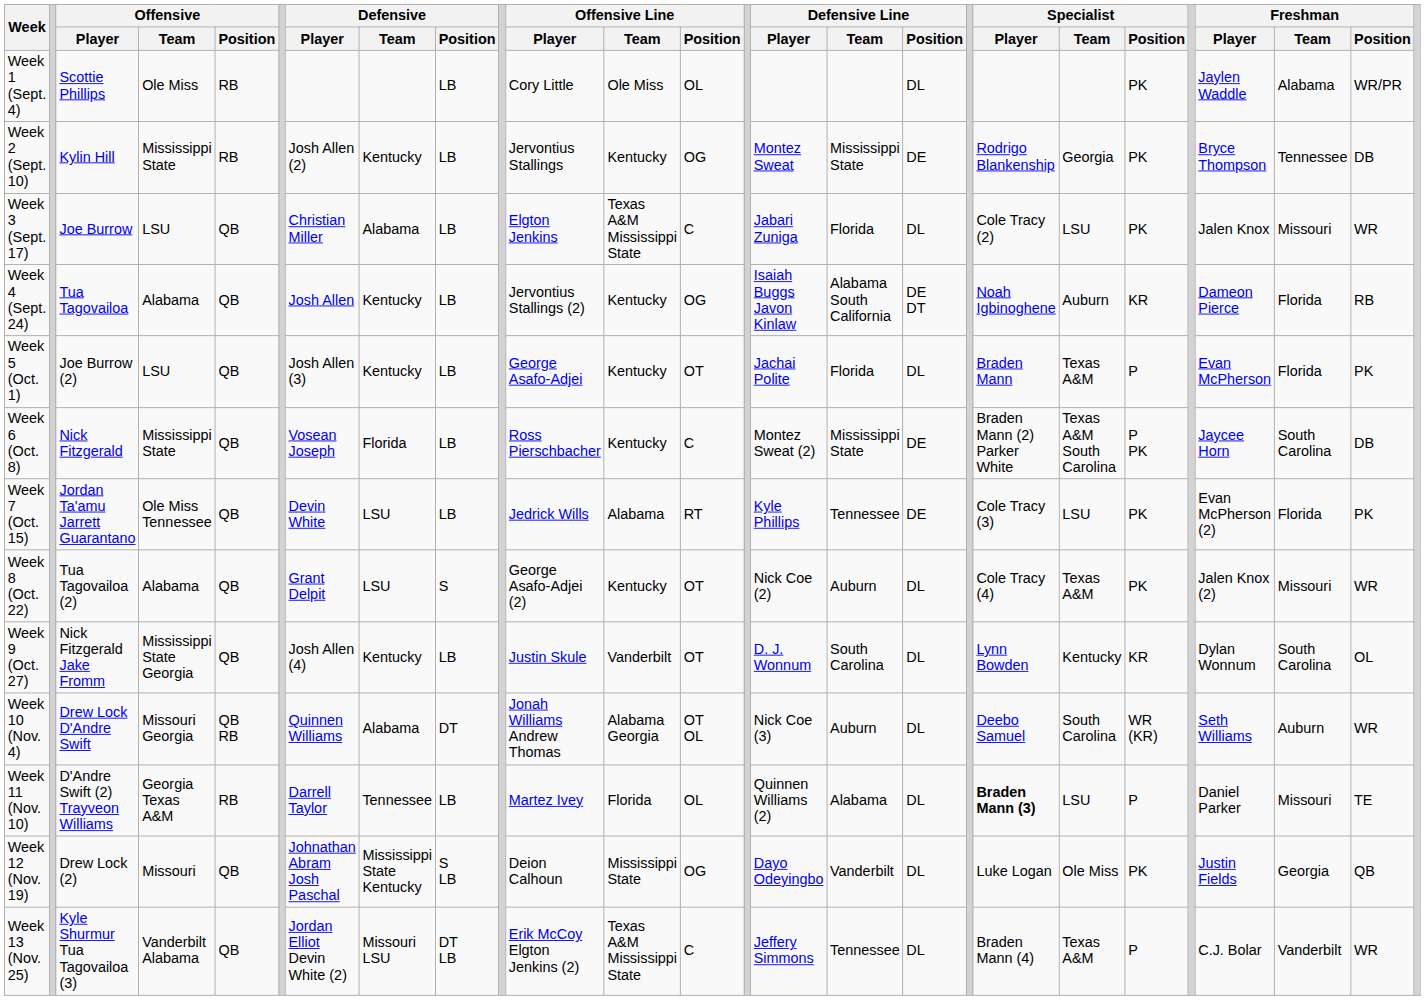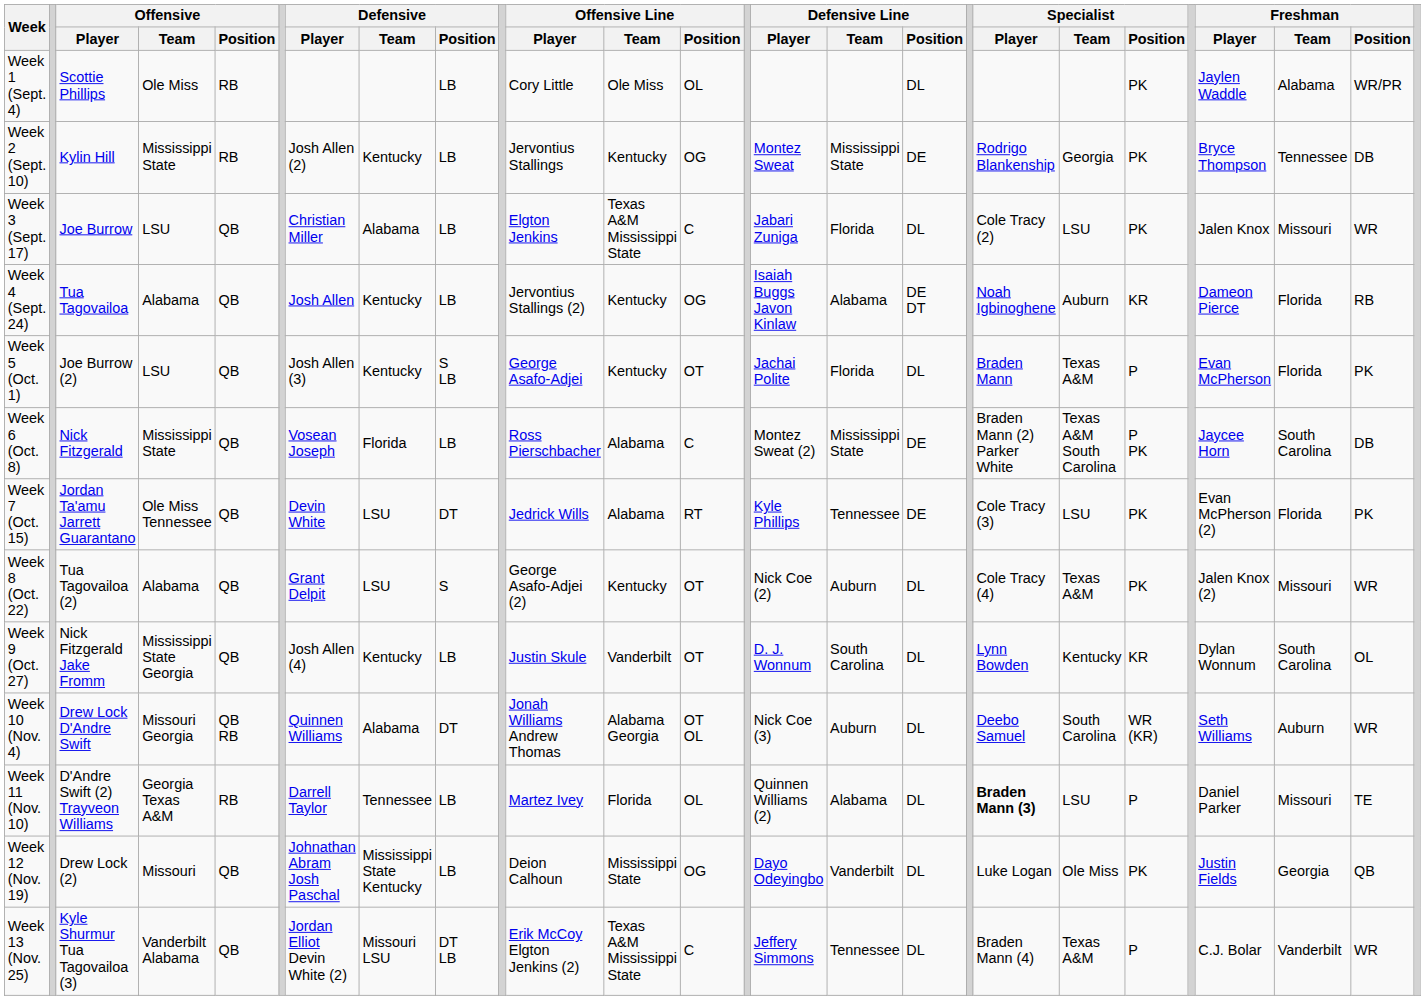(860, 300) Alabama South California -> (858, 300) Alabama
(448, 371) LB -> (448, 371) S LB
(637, 443) Kentucky -> (636, 443) Alabama
(448, 514) LB -> (448, 514) DT
(448, 871) S LB -> (448, 871) LB
